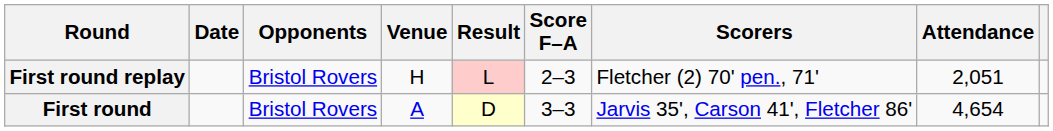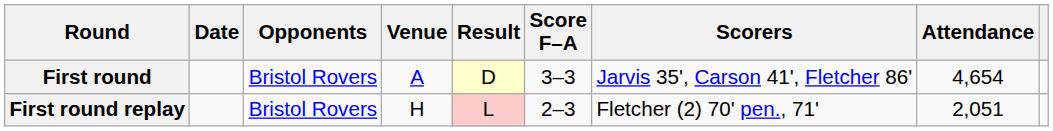rows swapped: (97, 109) <-> (97, 76)
